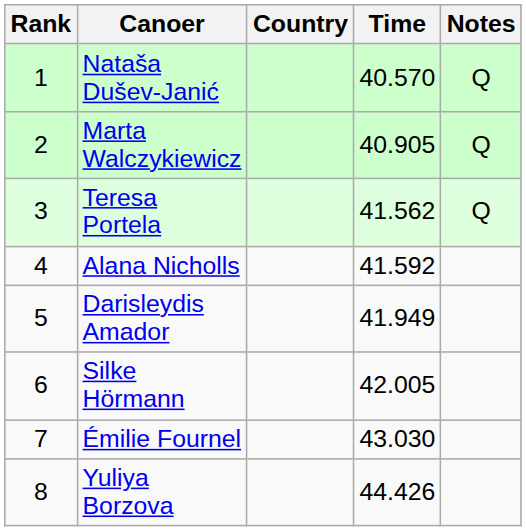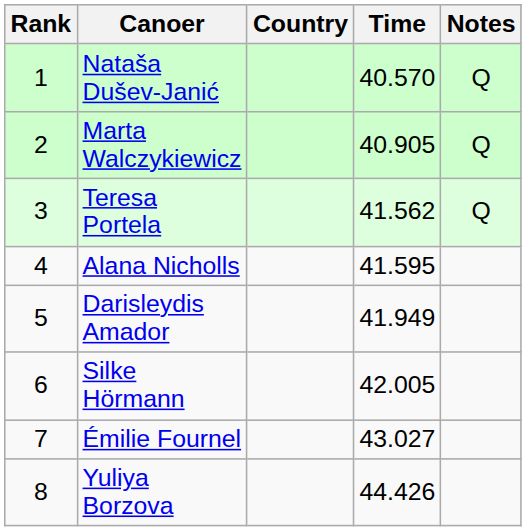(397, 265) 41.592 -> (397, 265) 41.595
(397, 438) 43.030 -> (397, 438) 43.027
